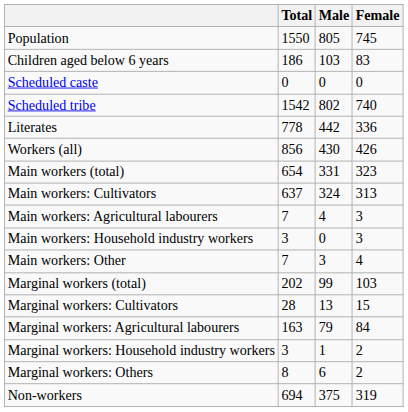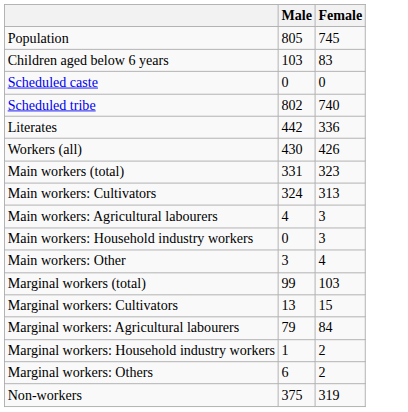- column: (297, 15)
